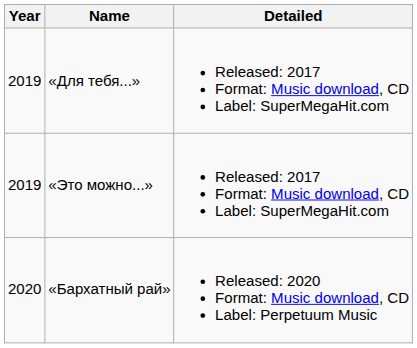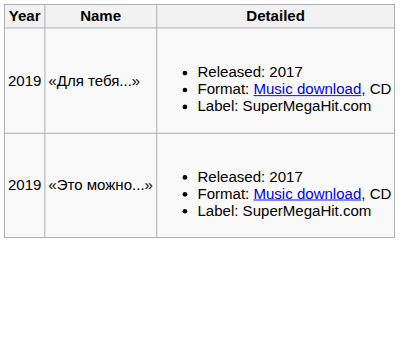- row: (109, 290)
